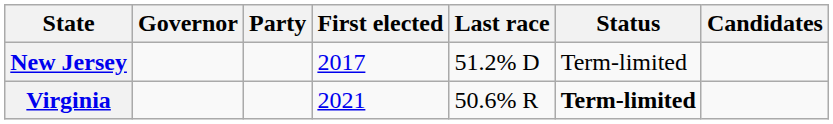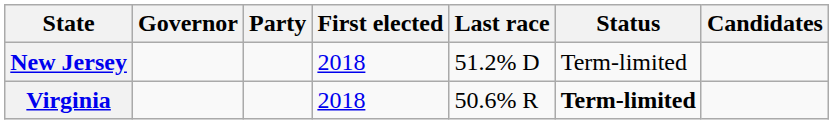(341, 61) 2017 -> (341, 61) 2018
(341, 99) 2021 -> (341, 99) 2018
